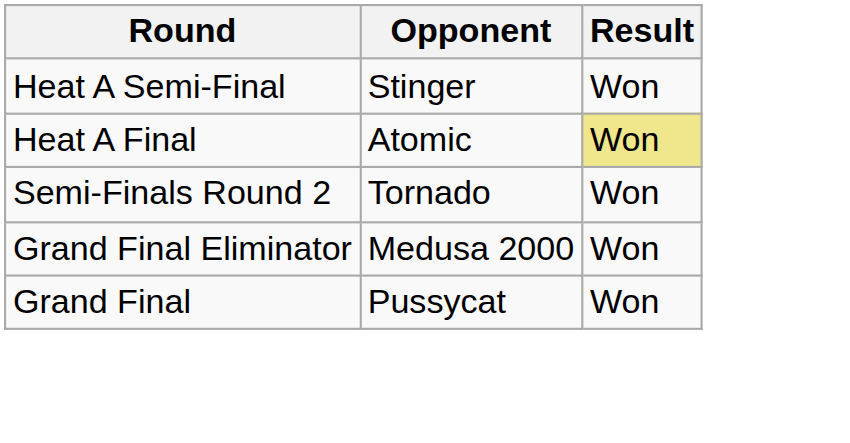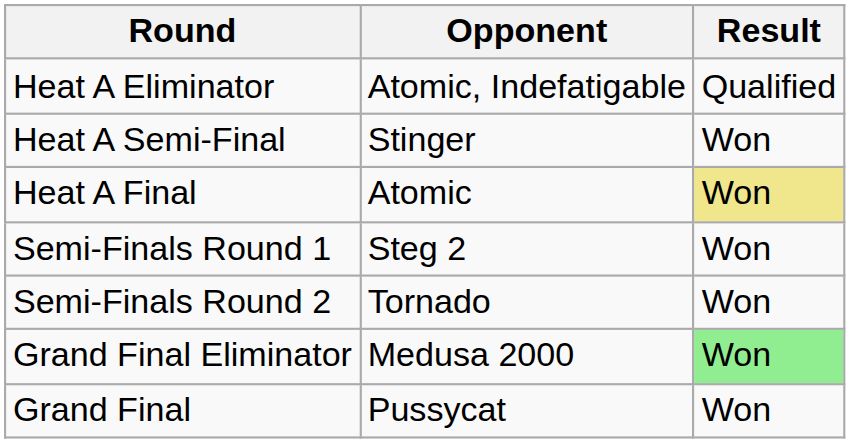+ row: (144, 85)
+ row: (172, 247)
(625, 247) no background -> (736, 355) lightgreen background
